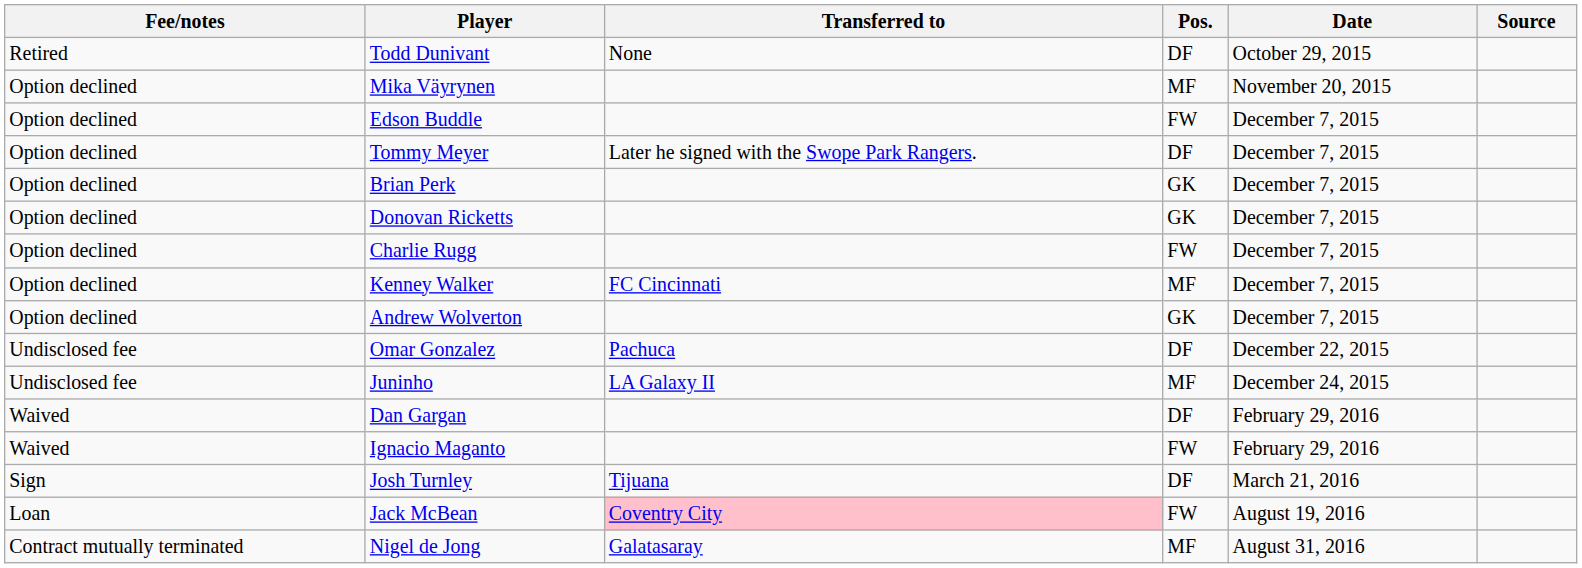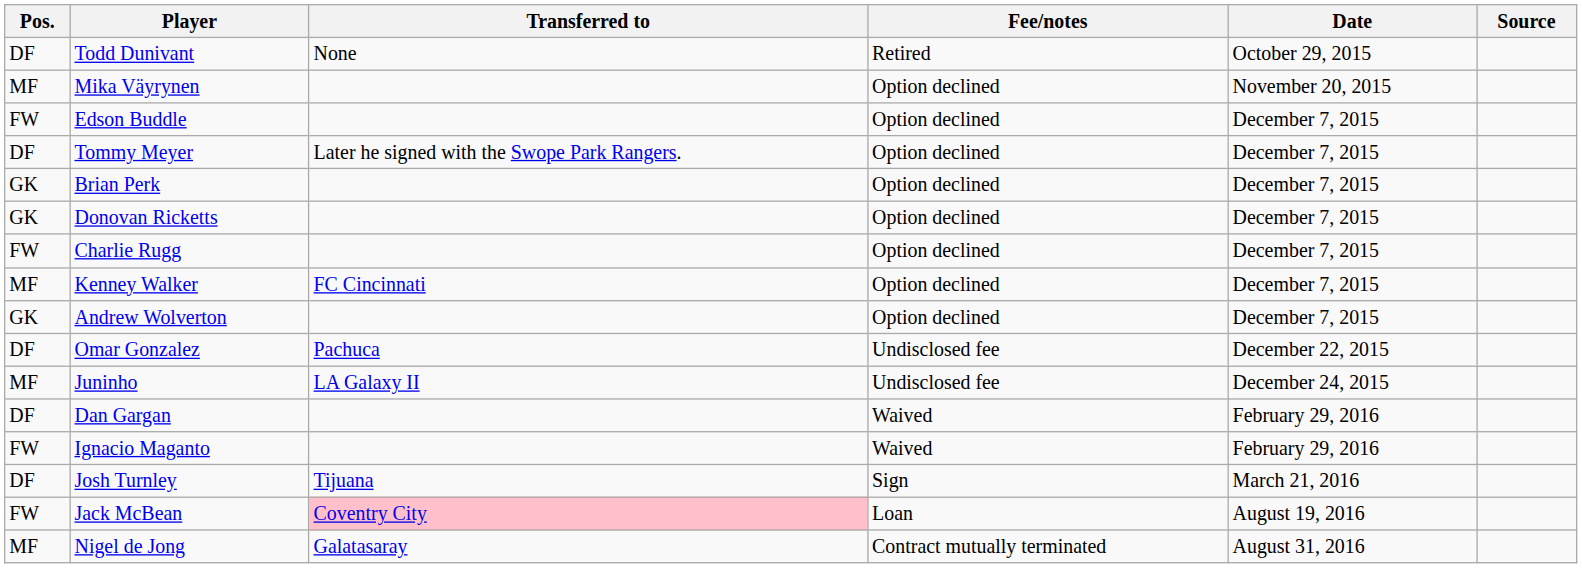columns swapped: (1195, 21) <-> (185, 21)
